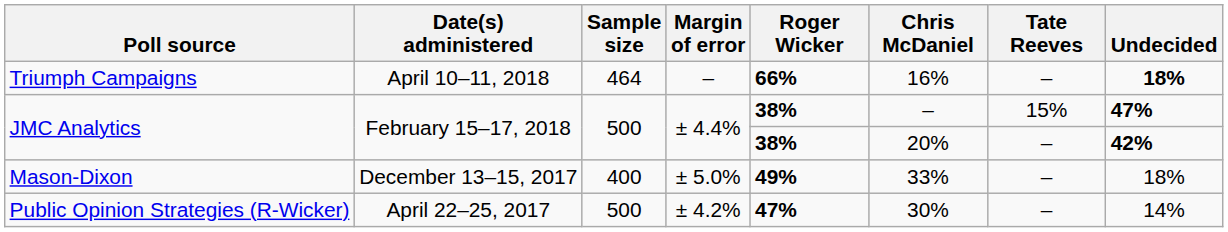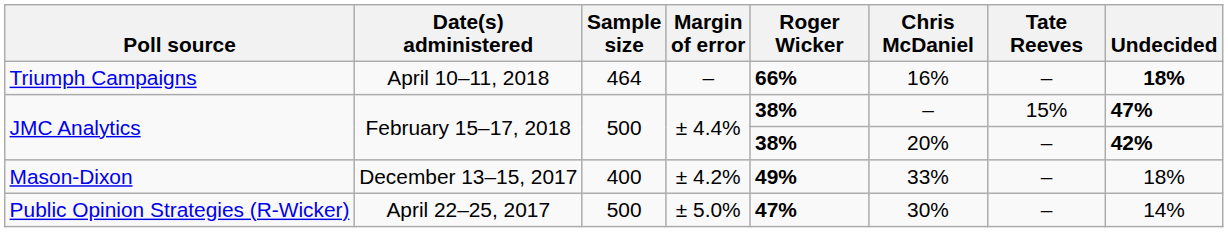(708, 177) ± 5.0% -> (708, 177) ± 4.2%
(708, 210) ± 4.2% -> (708, 210) ± 5.0%
